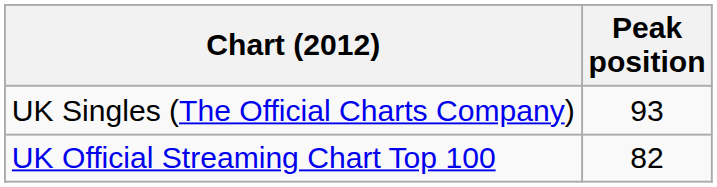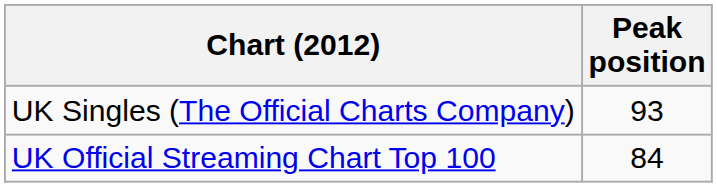(647, 157) 82 -> (647, 157) 84
